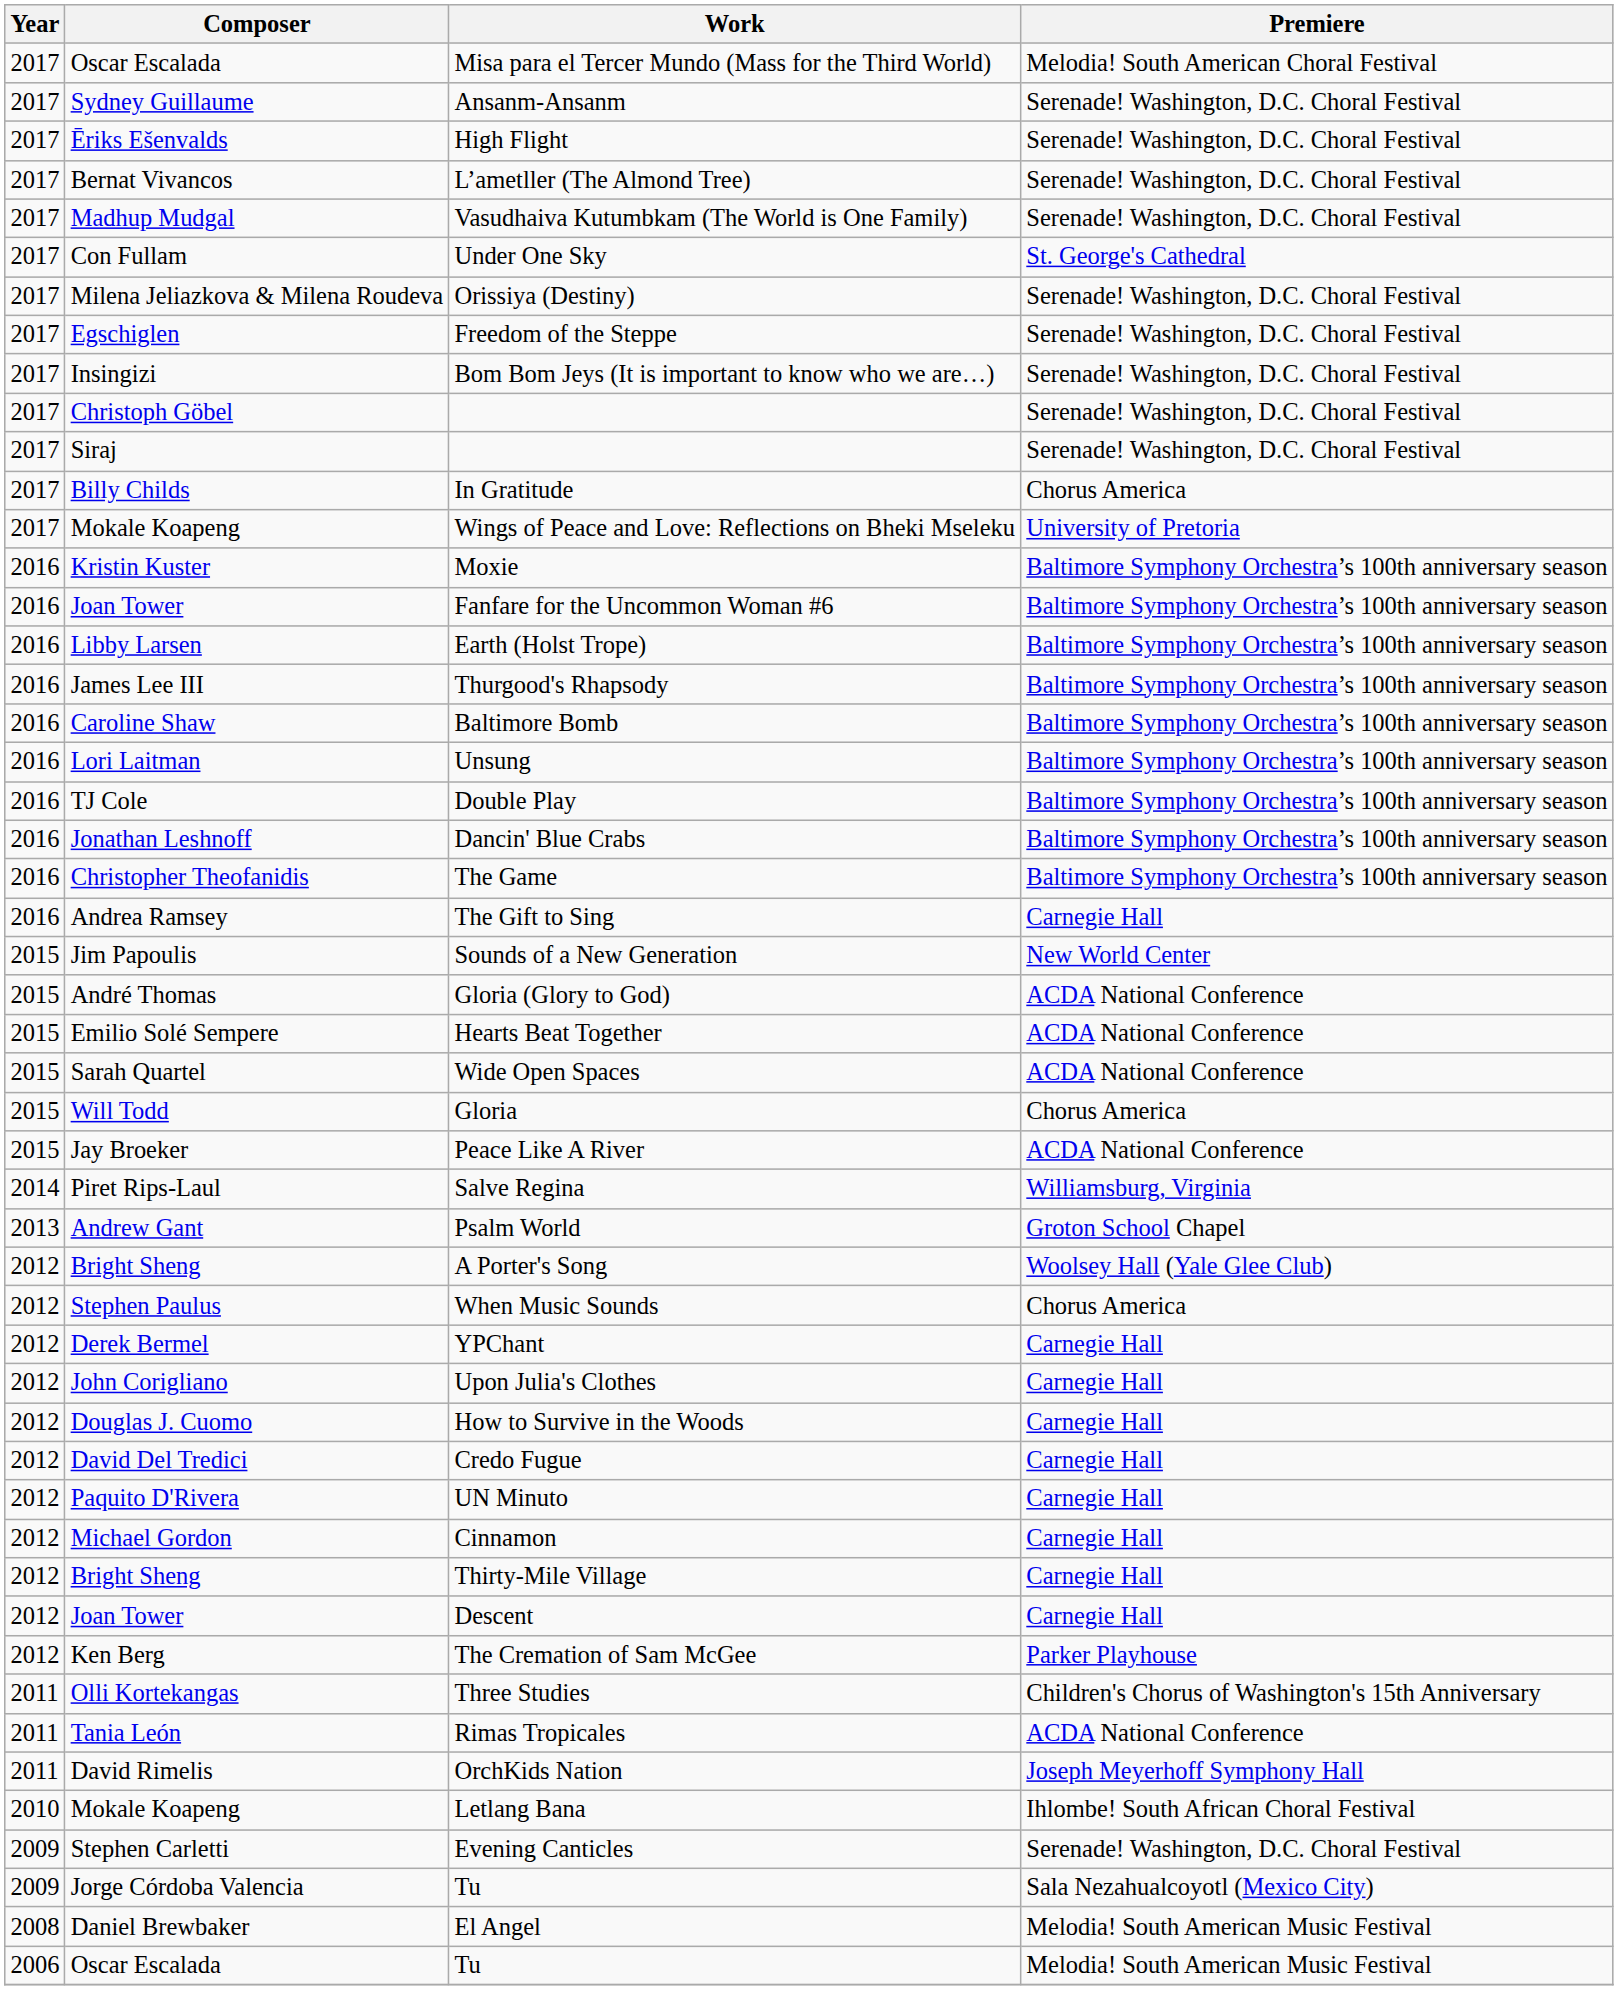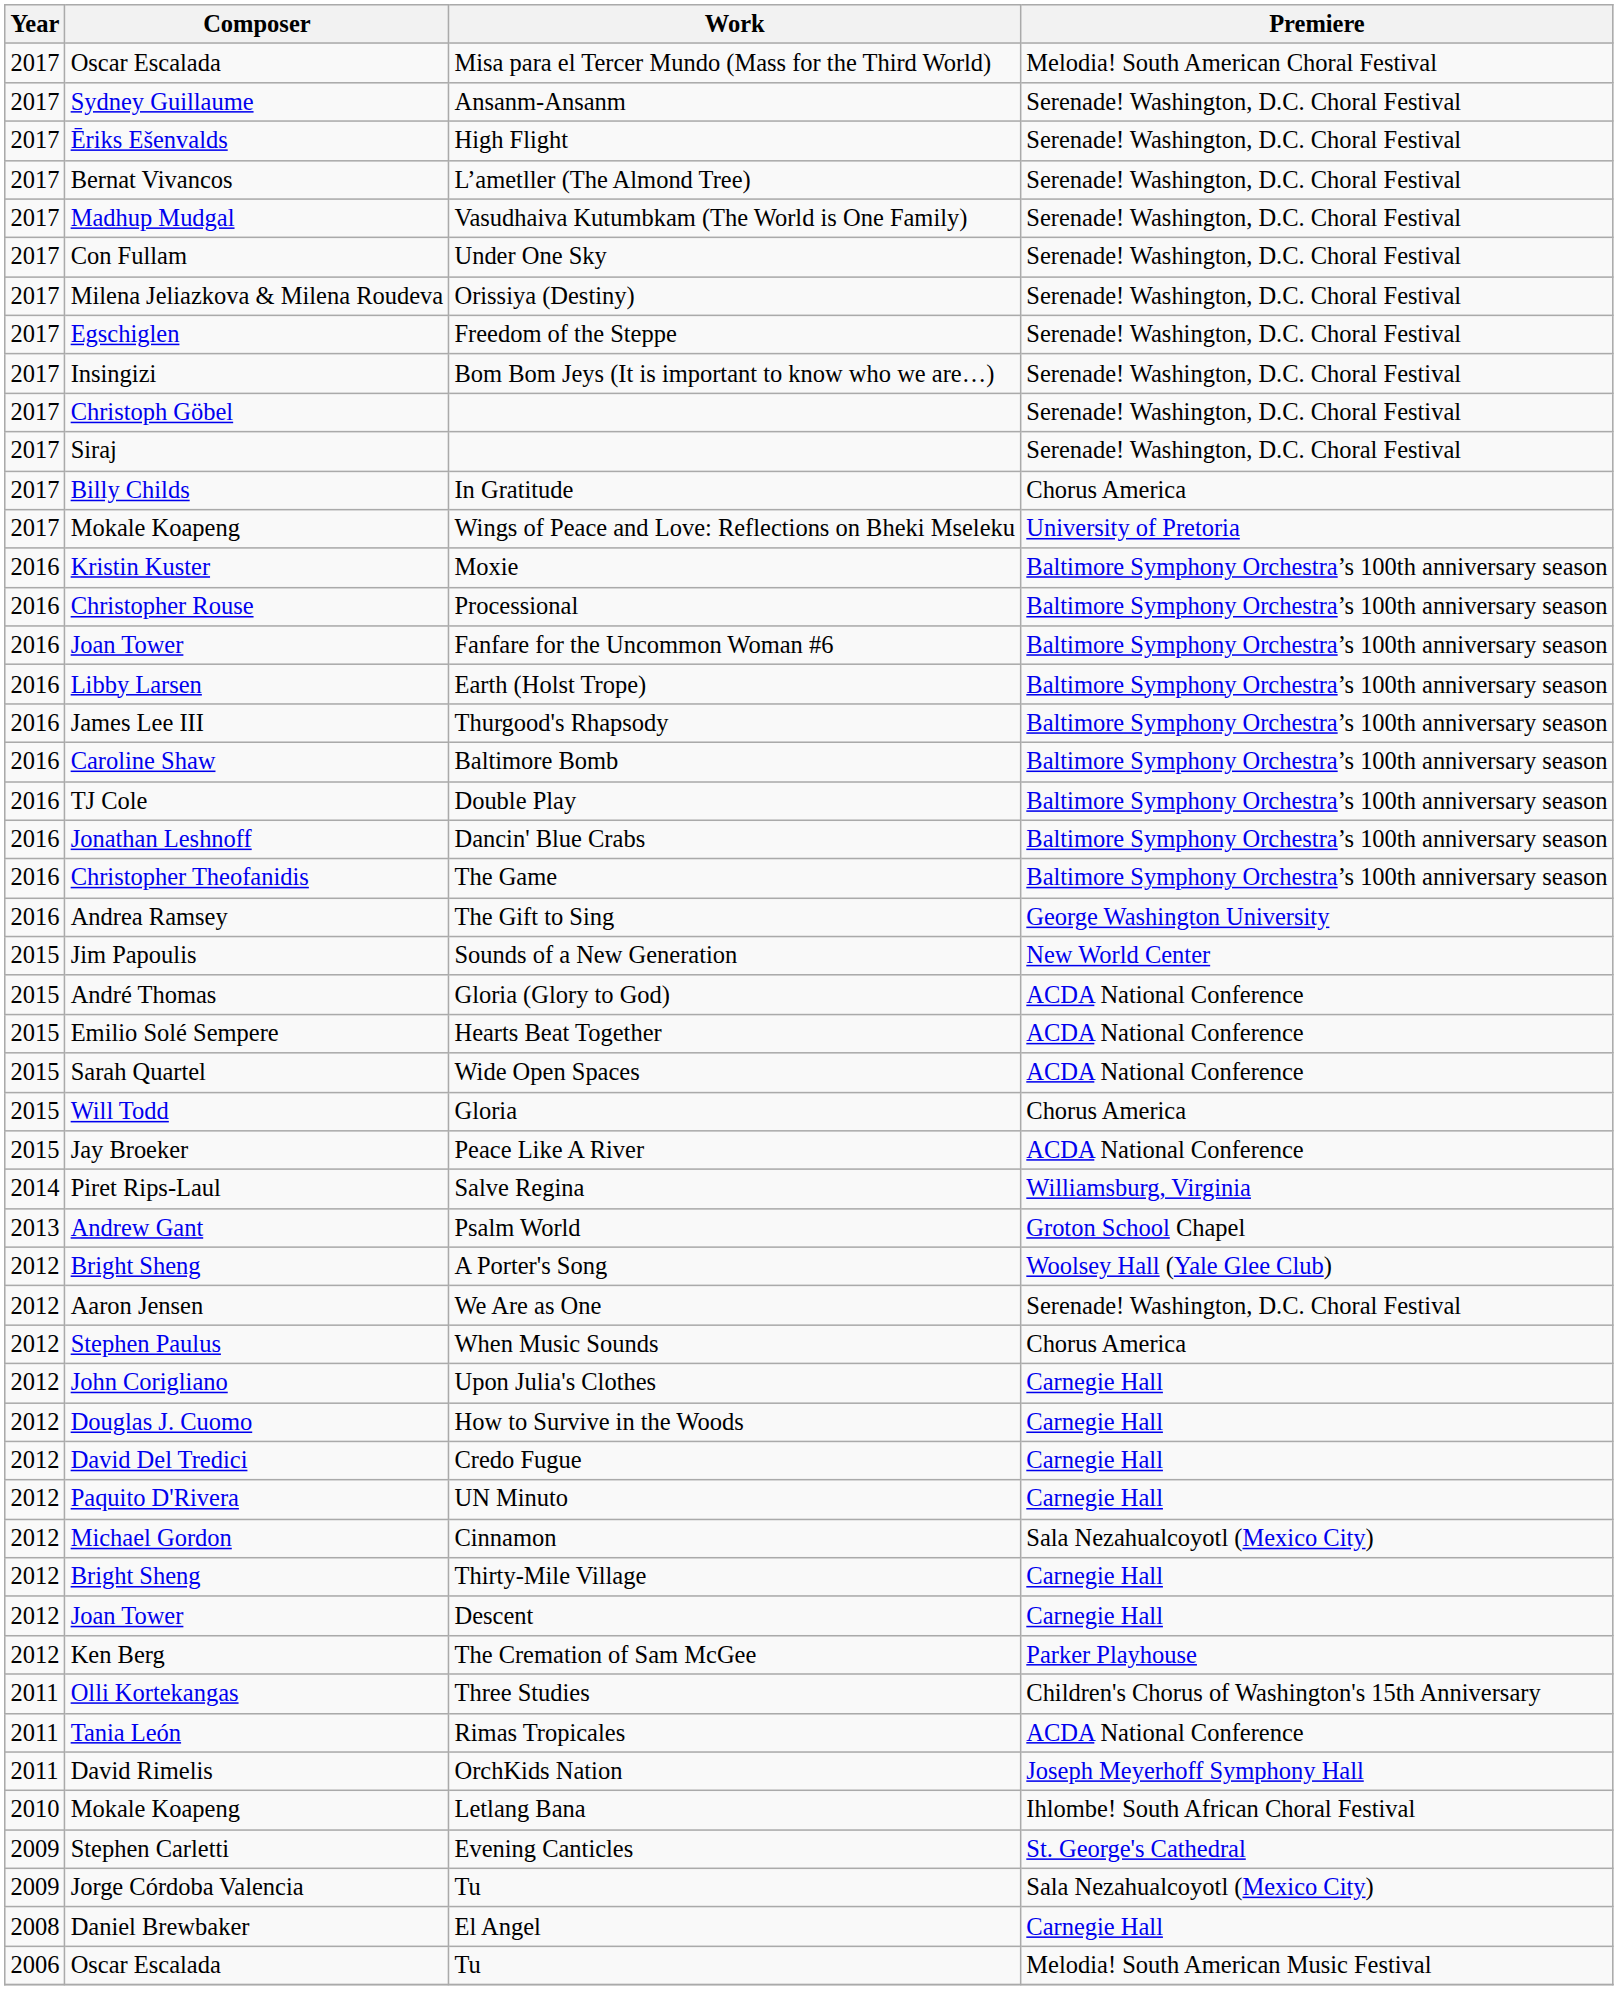(1136, 256) St. George's Cathedral -> (1244, 256) Serenade! Washington, D.C. Choral Festival
+ row: (162, 606)
- row: (136, 761)
(1095, 916) Carnegie Hall -> (1178, 916) George Washington University
+ row: (137, 1305)
- row: (140, 1343)
(1095, 1538) Carnegie Hall -> (1200, 1538) Sala Nezahualcoyotl (Mexico City)
(1244, 1848) Serenade! Washington, D.C. Choral Festival -> (1136, 1848) St. George's Cathedral
(1229, 1926) Melodia! South American Music Festival -> (1095, 1926) Carnegie Hall
